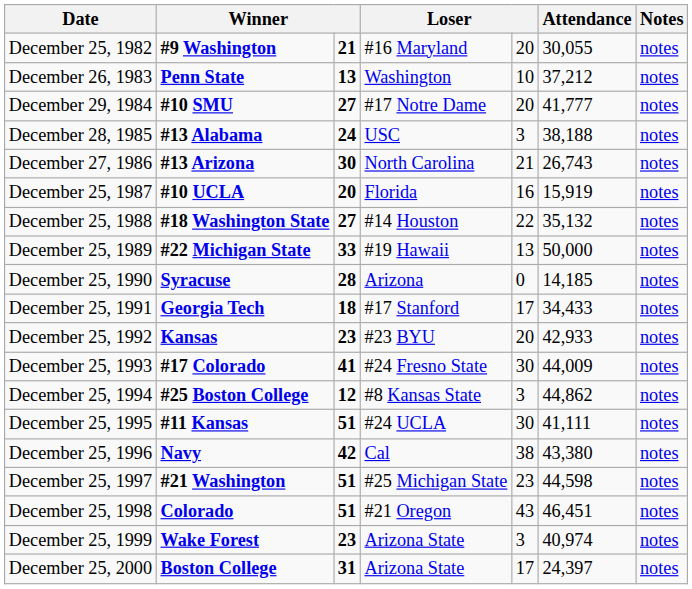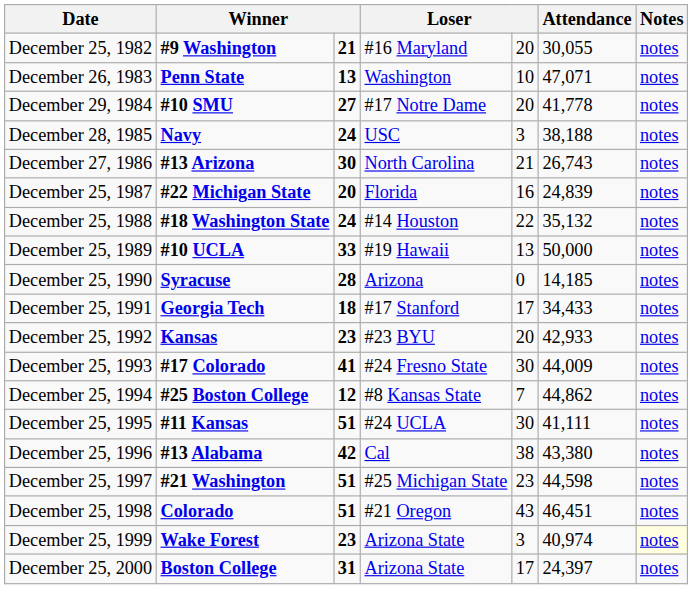(567, 76) 37,212 -> (567, 76) 47,071
(567, 105) 41,777 -> (567, 105) 41,778
(211, 134) #13 Alabama -> (181, 134) Navy
(202, 192) #10 UCLA -> (236, 192) #22 Michigan State
(567, 192) 15,919 -> (567, 192) 24,839
(347, 221) 27 -> (347, 221) 24
(236, 250) #22 Michigan State -> (202, 250) #10 UCLA
(520, 395) 3 -> (520, 395) 7
(181, 452) Navy -> (211, 452) #13 Alabama
(659, 539) no background -> (659, 539) lightyellow background
